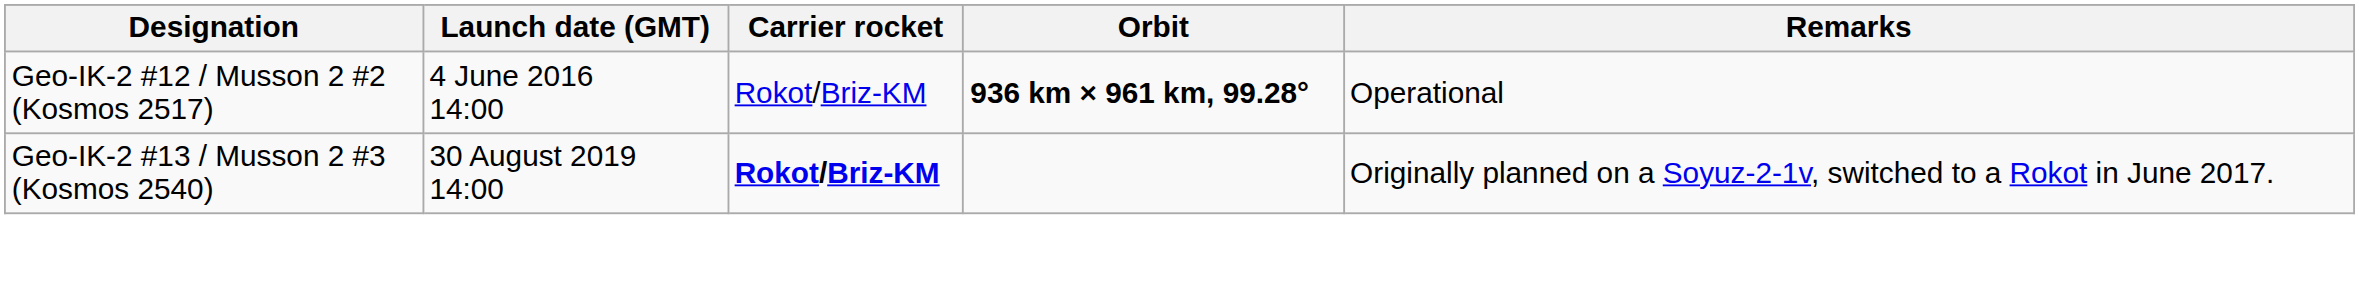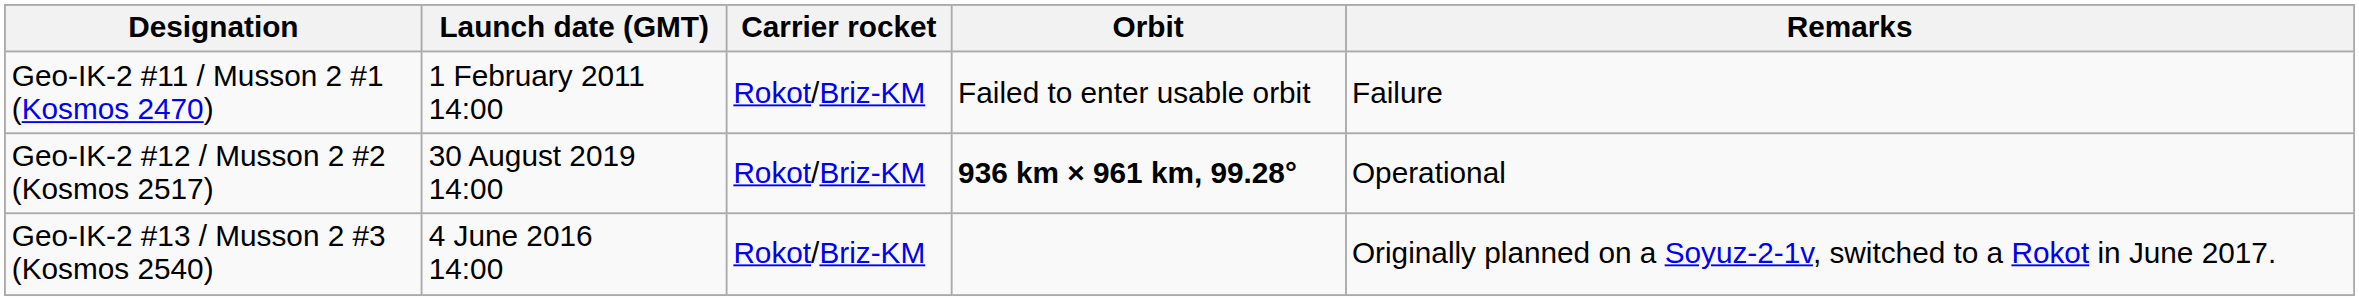+ row: (198, 92)
(511, 92) 4 June 2016 14:00 -> (532, 172) 30 August 2019 14:00
(533, 172) 30 August 2019 14:00 -> (511, 253) 4 June 2016 14:00
(837, 172) bold -> (829, 253) normal
